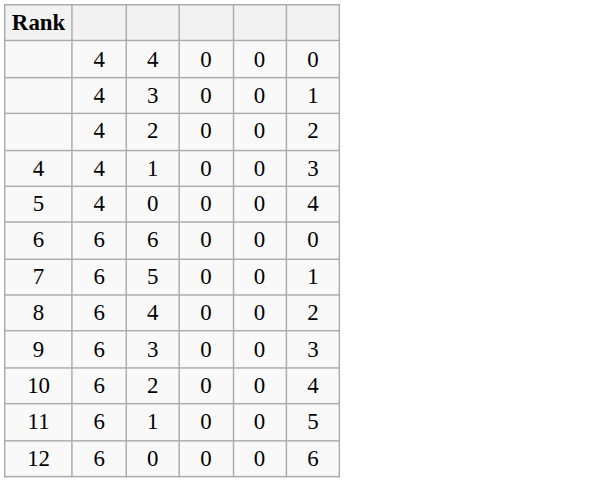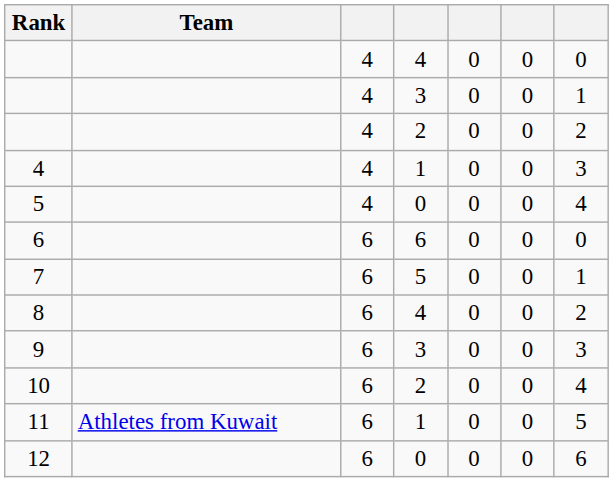+ column: (206, 22)
